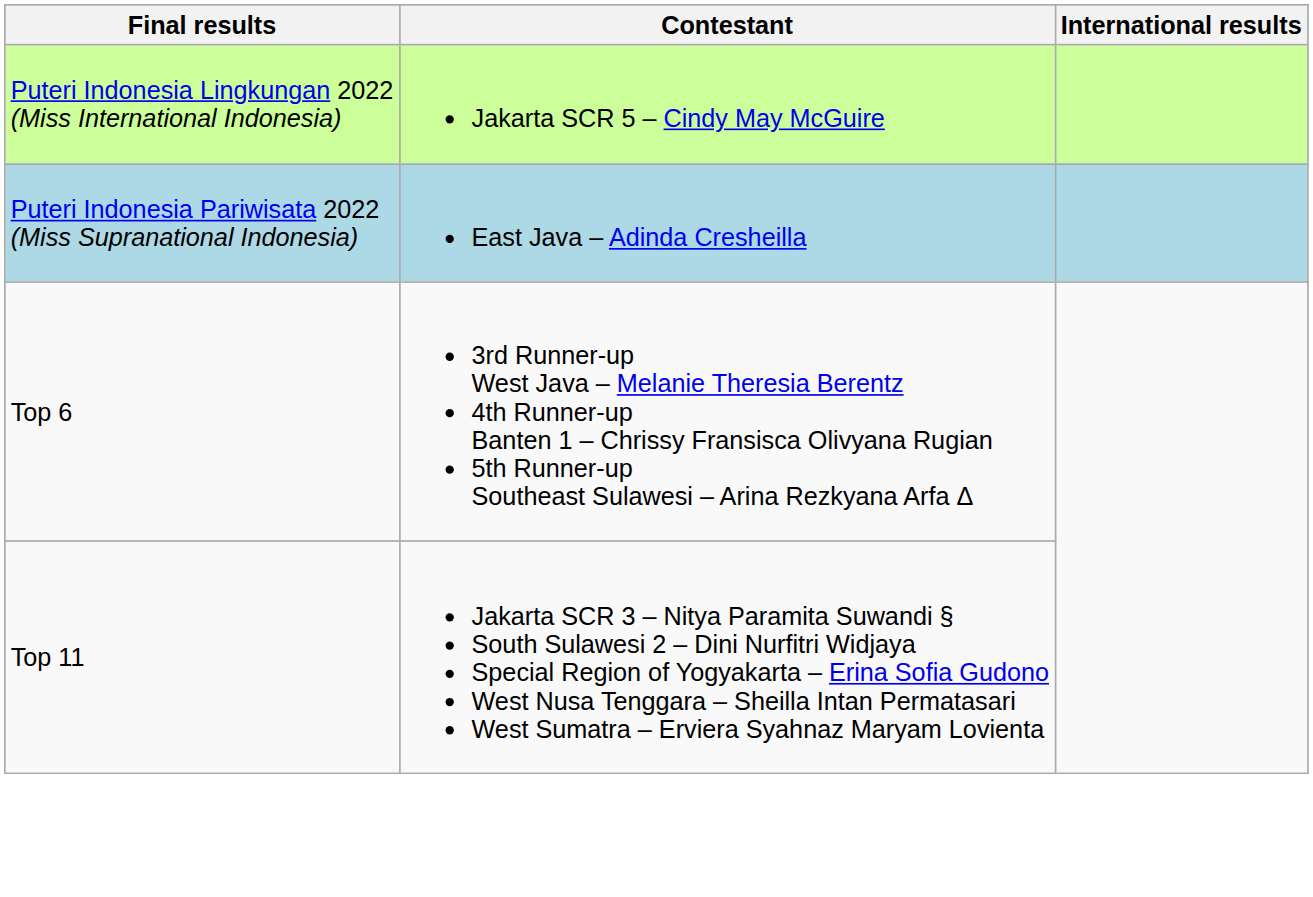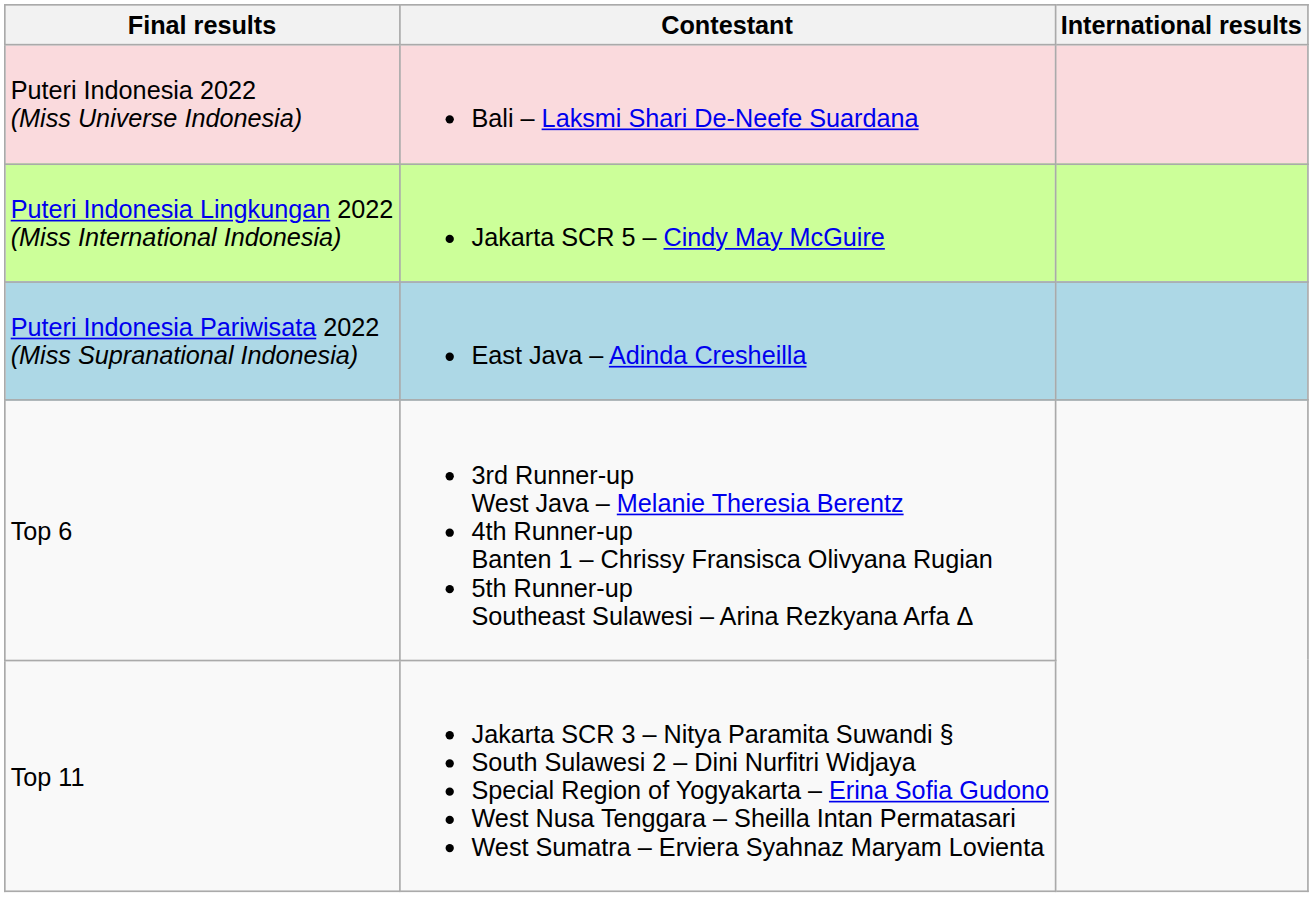+ row: (156, 104)
